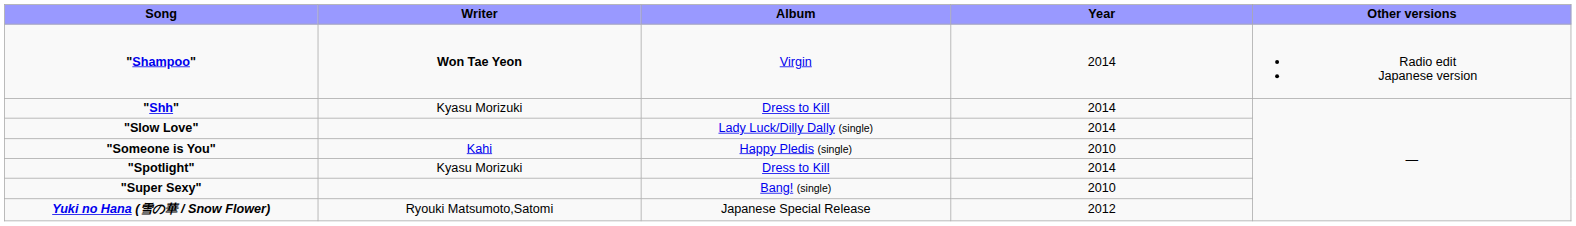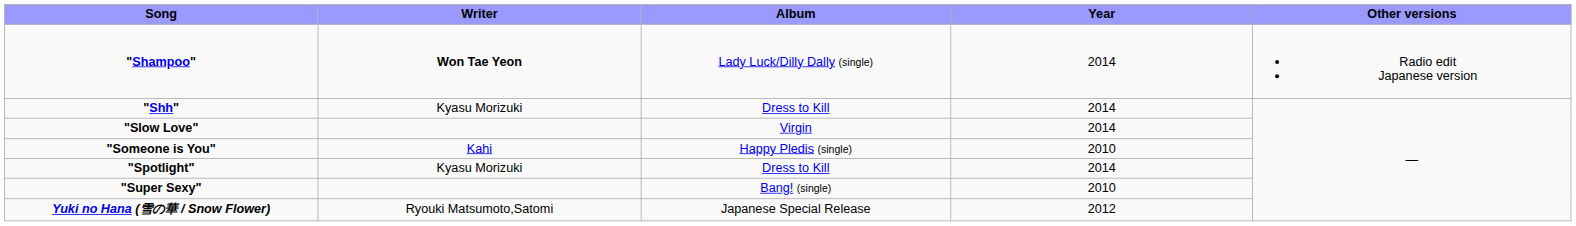(796, 61) Virgin -> (796, 61) Lady Luck/Dilly Dally (single)
(796, 128) Lady Luck/Dilly Dally (single) -> (796, 128) Virgin
